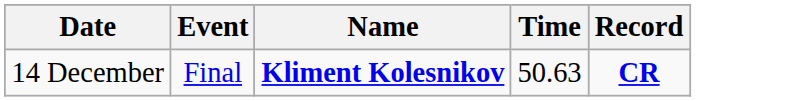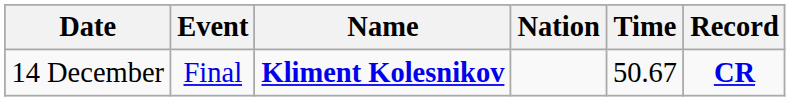+ column: (559, 27)
(550, 72) 50.63 -> (645, 72) 50.67
